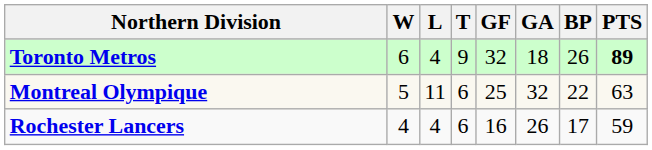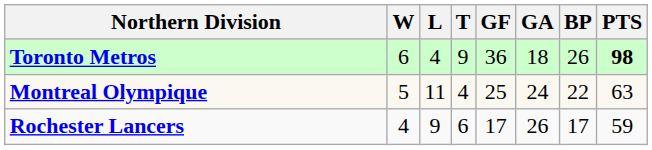(496, 56) 32 -> (496, 56) 36
(622, 56) 89 -> (622, 56) 98
(463, 91) 6 -> (463, 91) 4
(537, 91) 32 -> (537, 91) 24
(435, 126) 4 -> (435, 126) 9
(496, 126) 16 -> (496, 126) 17
